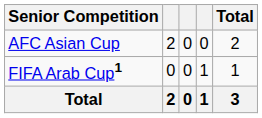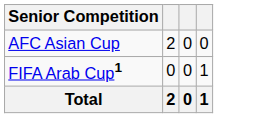- column: (235, 17)
